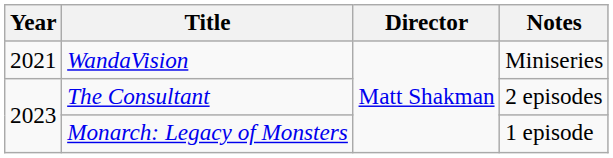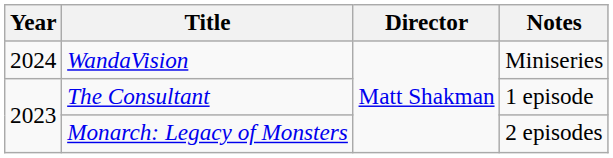(33, 59) 2021 -> (33, 59) 2024
(554, 96) 2 episodes -> (549, 96) 1 episode
(549, 133) 1 episode -> (554, 133) 2 episodes
